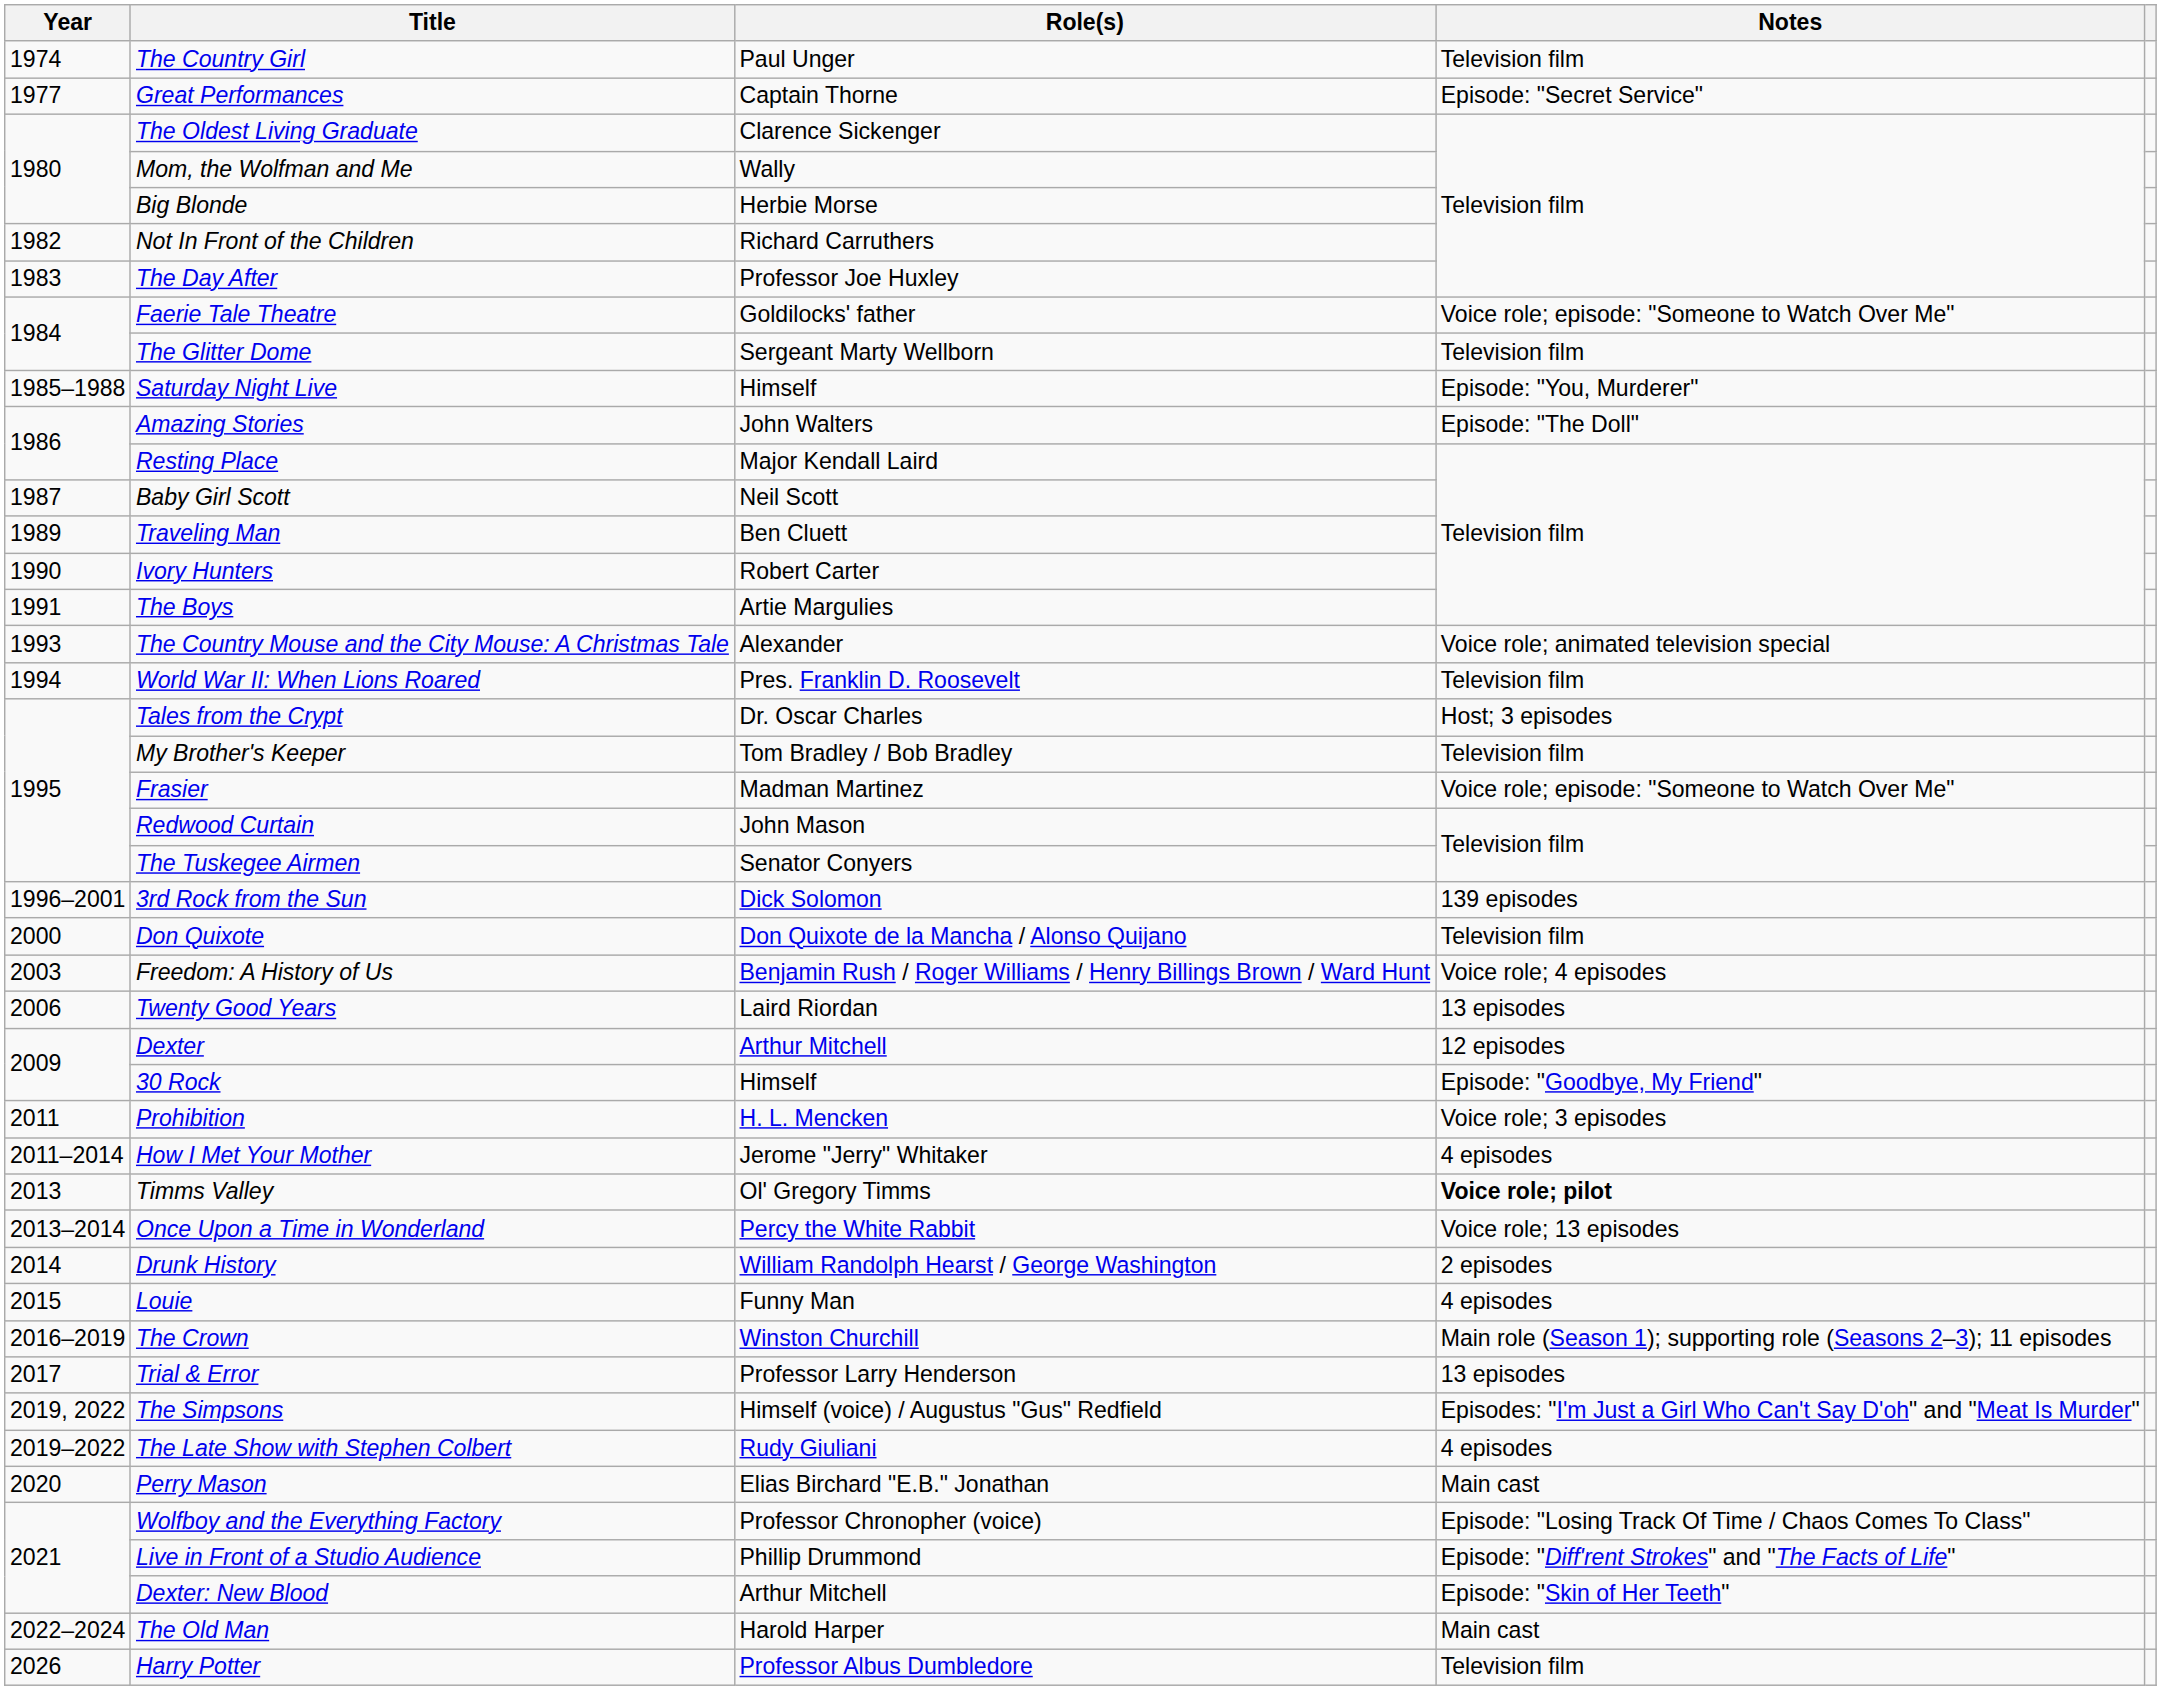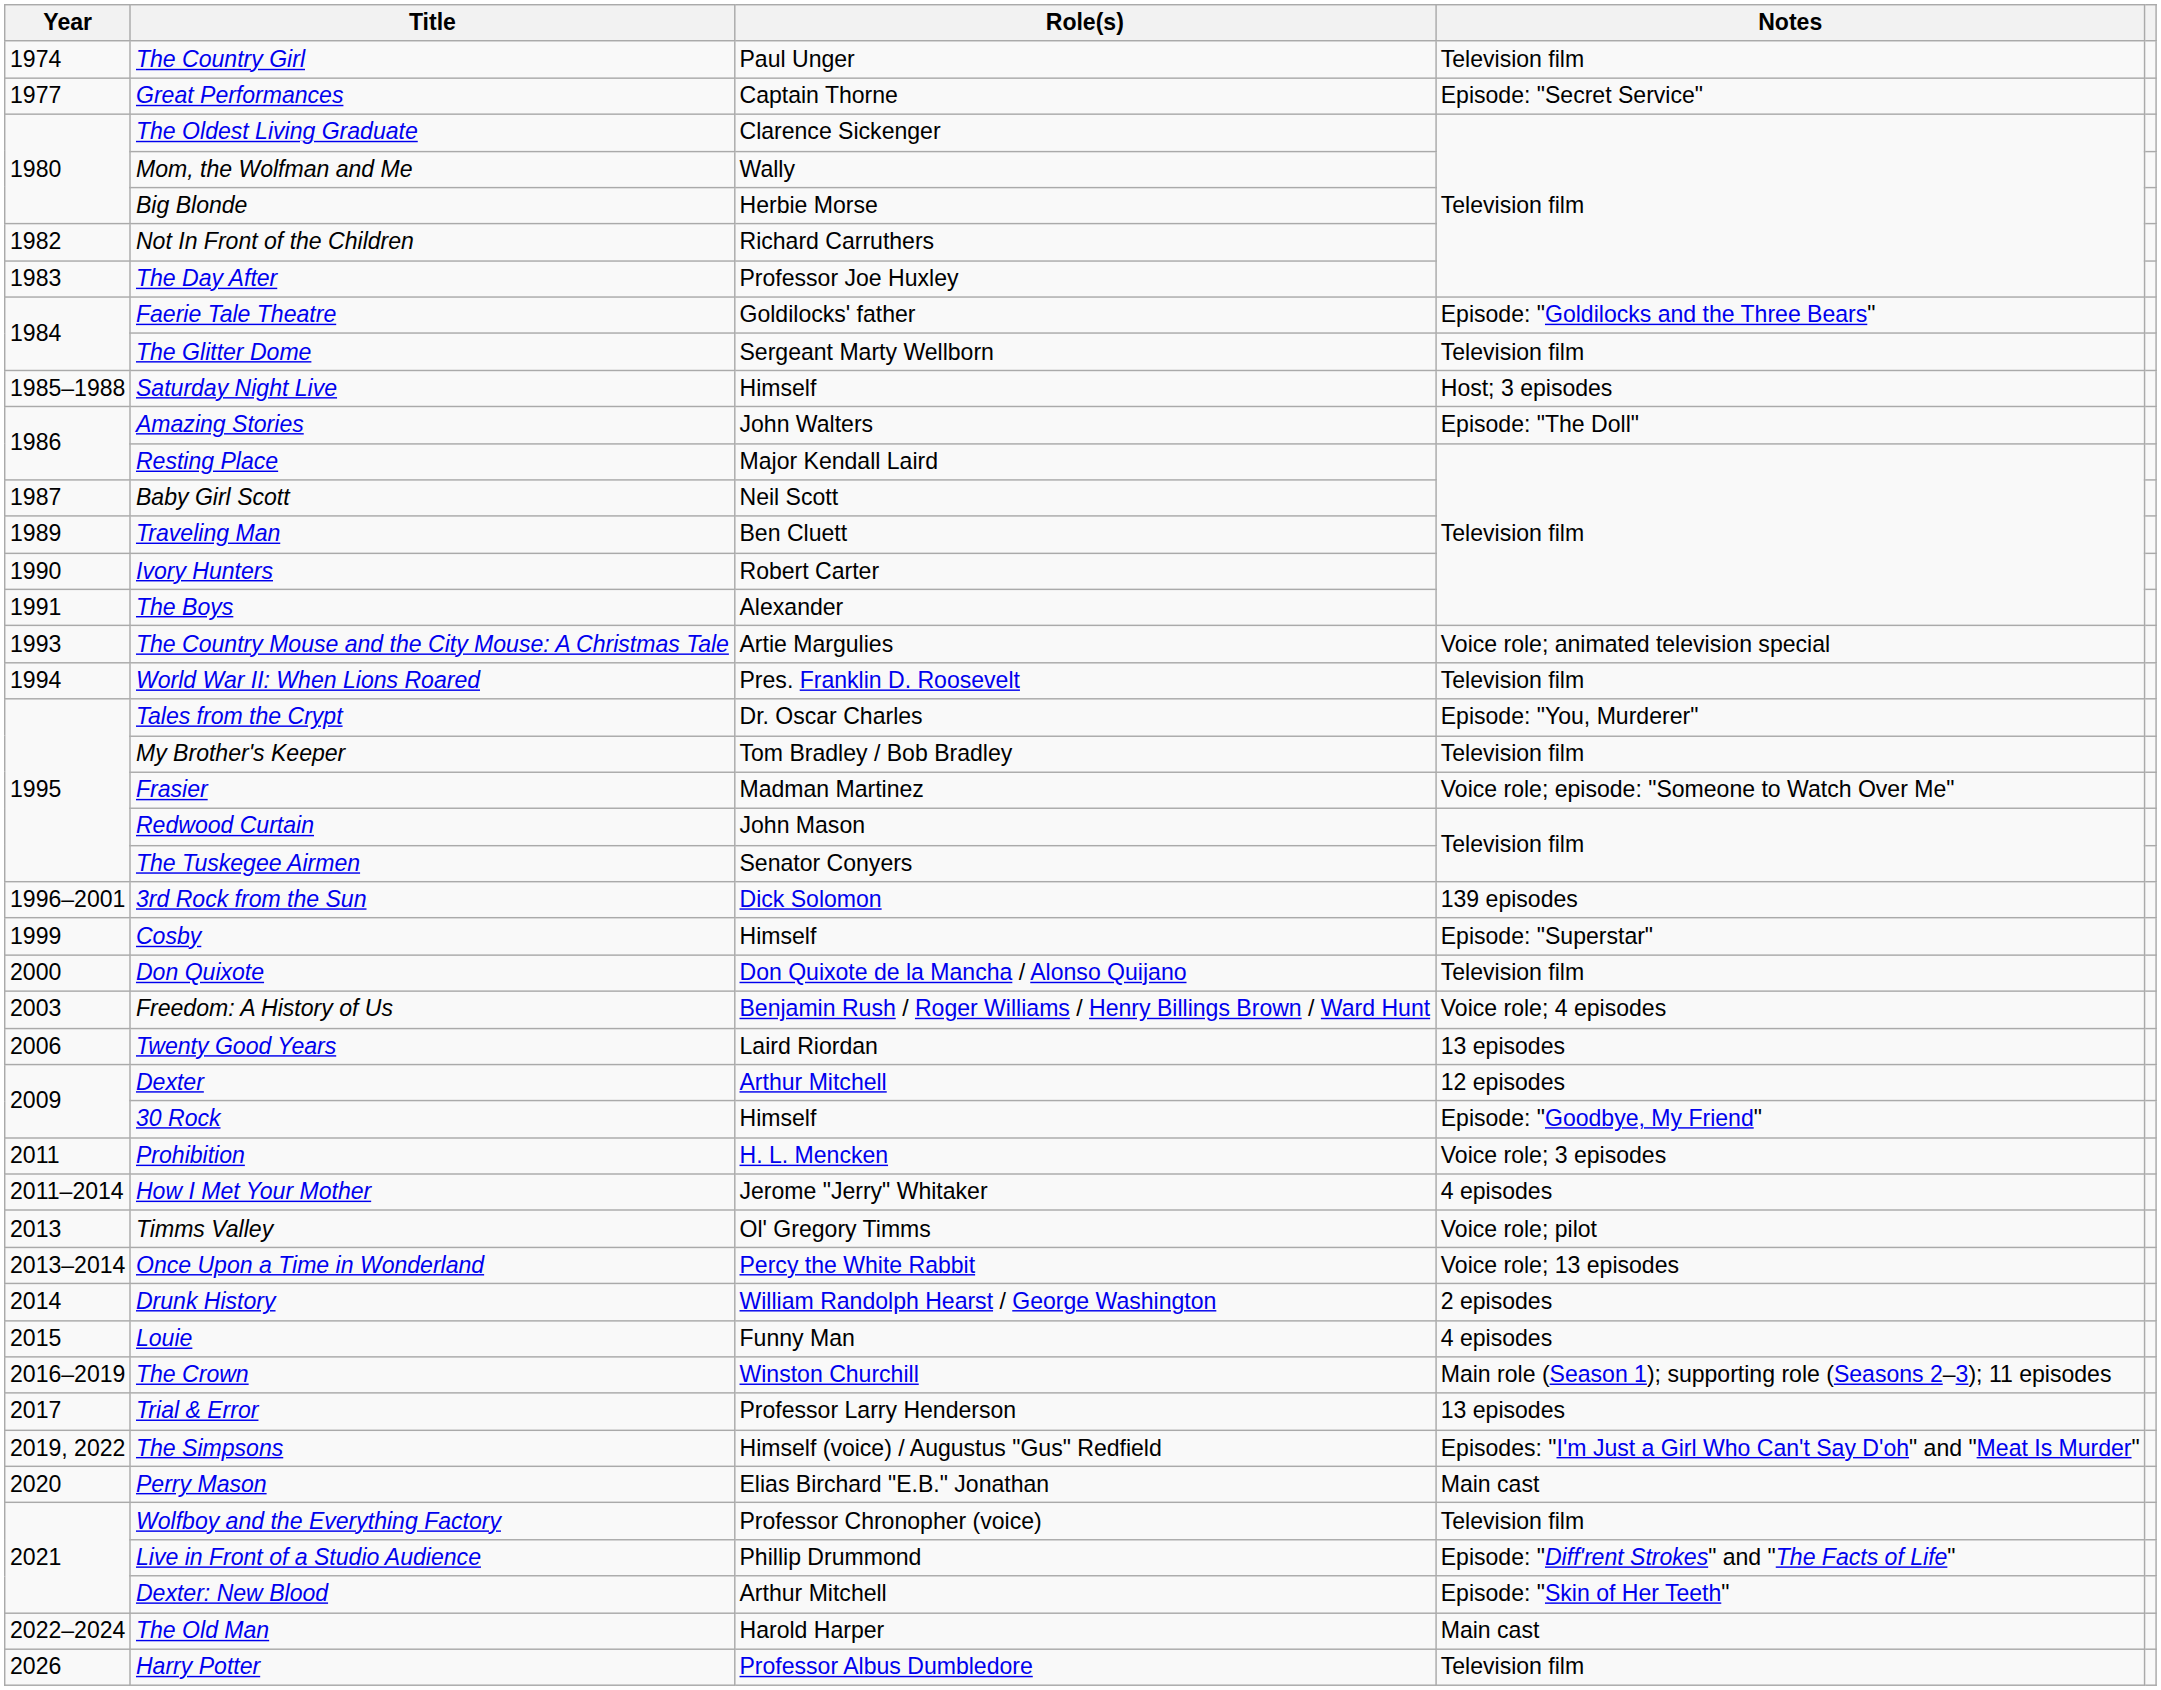(1698, 315) Voice role; episode: "Someone to Watch Over Me" -> (1658, 315) Episode: "Goldilocks and the Three Bears"
(1570, 388) Episode: "You, Murderer" -> (1527, 388) Host; 3 episodes
(816, 607) Artie Margulies -> (791, 607) Alexander
(791, 643) Alexander -> (816, 643) Artie Margulies
(1527, 717) Host; 3 episodes -> (1570, 717) Episode: "You, Murderer"
+ row: (169, 936)
(1526, 1192) bold -> (1519, 1228) normal
- row: (324, 1447)
(1736, 1520) Episode: "Losing Track Of Time / Chaos Comes To Class" -> (1512, 1520) Television film
